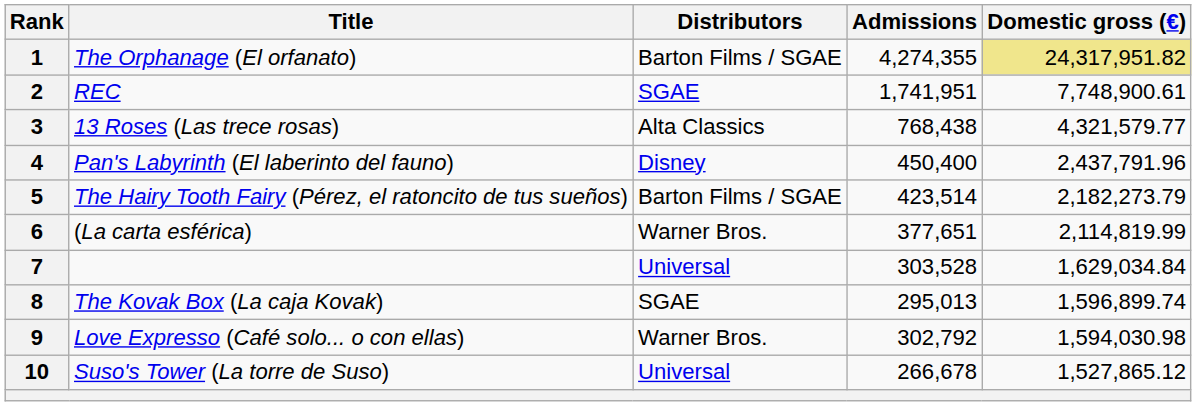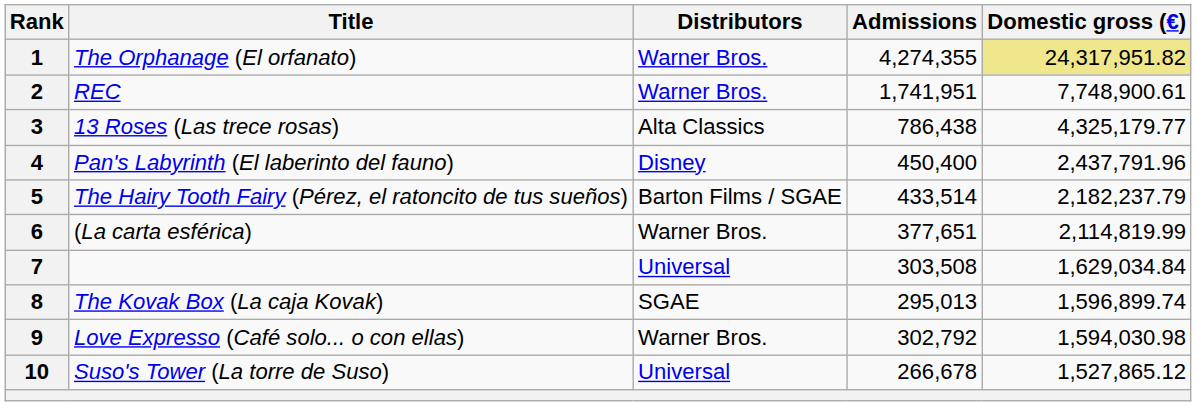(740, 57) Barton Films / SGAE -> (703, 57) Warner Bros.
(669, 92) SGAE -> (703, 92) Warner Bros.
(937, 127) 768,438 -> (937, 127) 786,438
(1122, 127) 4,321,579.77 -> (1122, 127) 4,325,179.77
(937, 197) 423,514 -> (937, 197) 433,514
(1122, 197) 2,182,273.79 -> (1122, 197) 2,182,237.79
(937, 267) 303,528 -> (937, 267) 303,508
